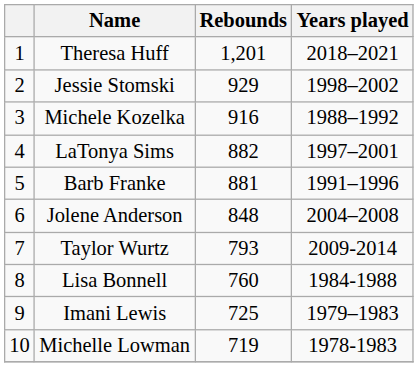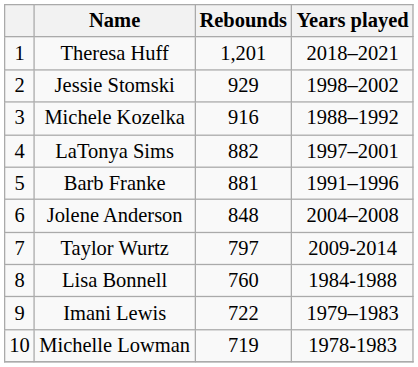(243, 248) 793 -> (243, 248) 797
(243, 313) 725 -> (243, 313) 722
